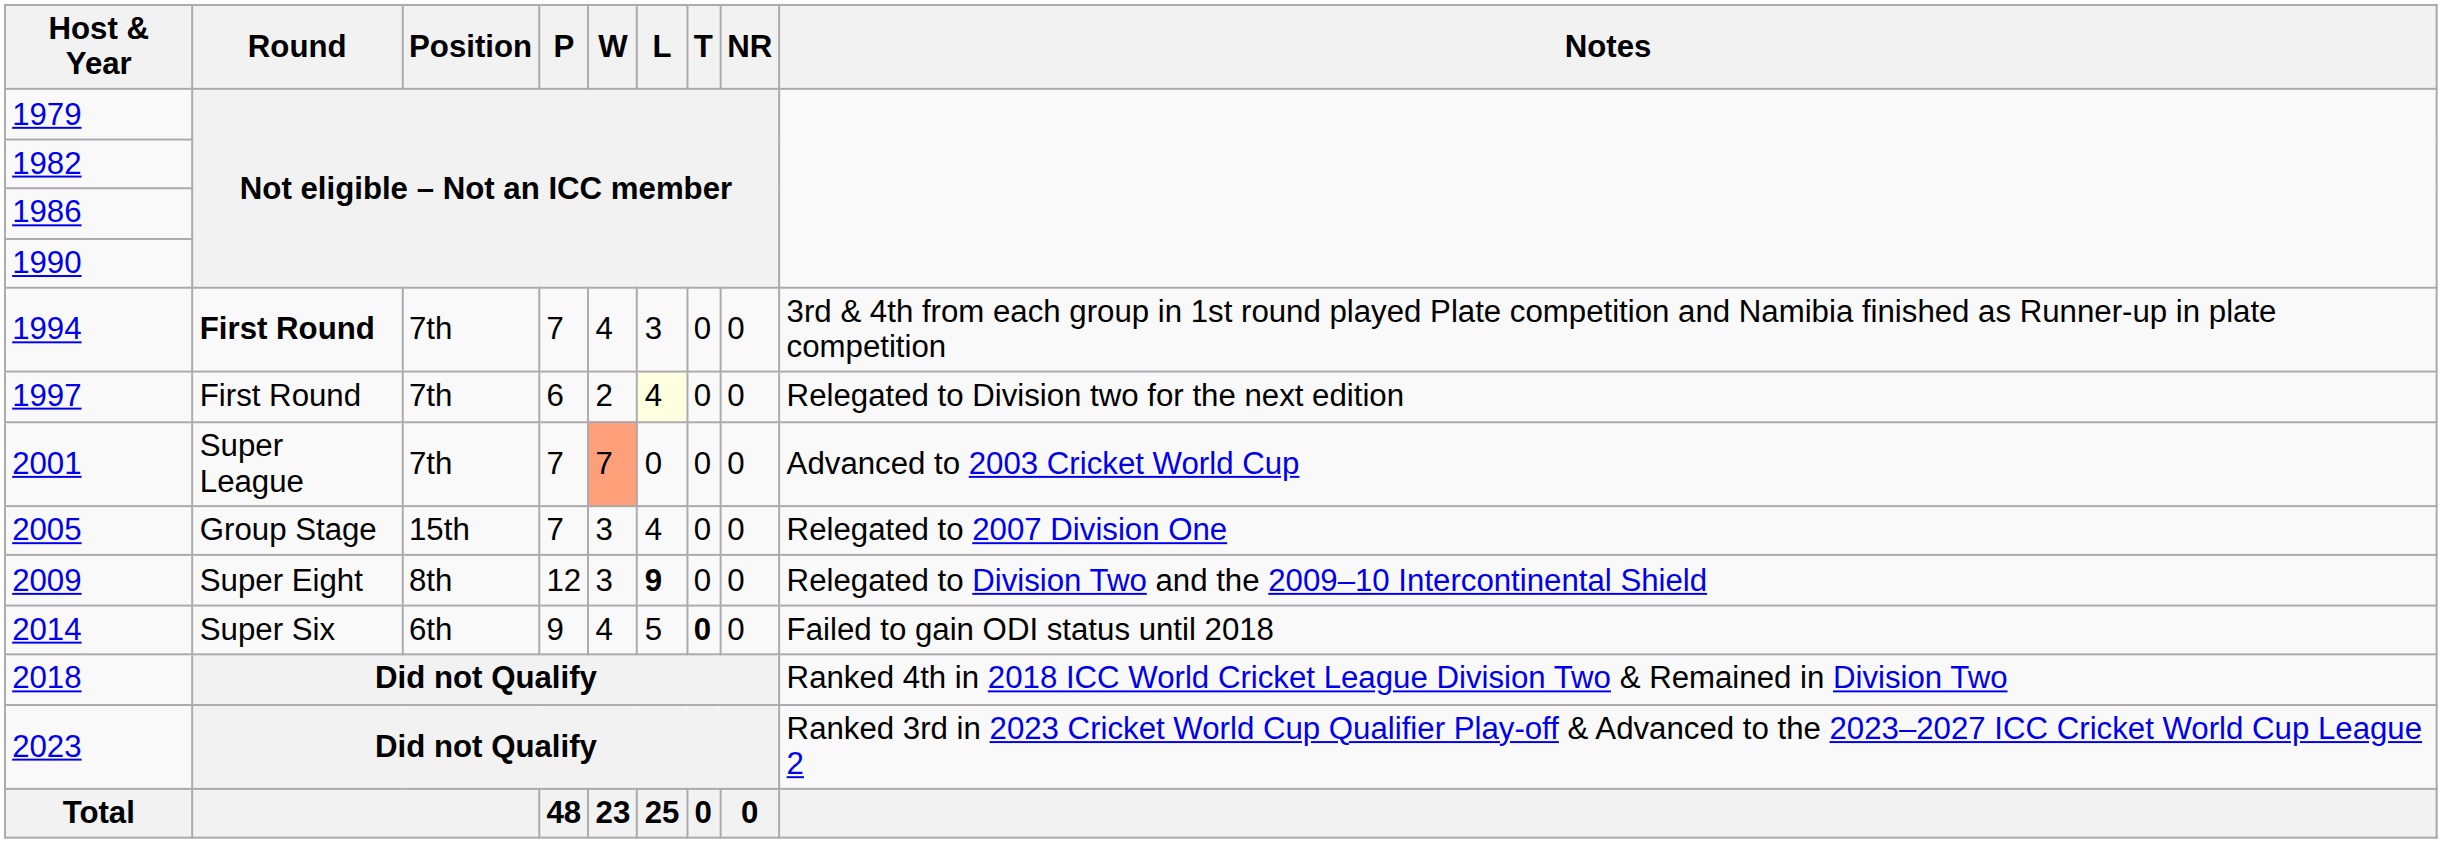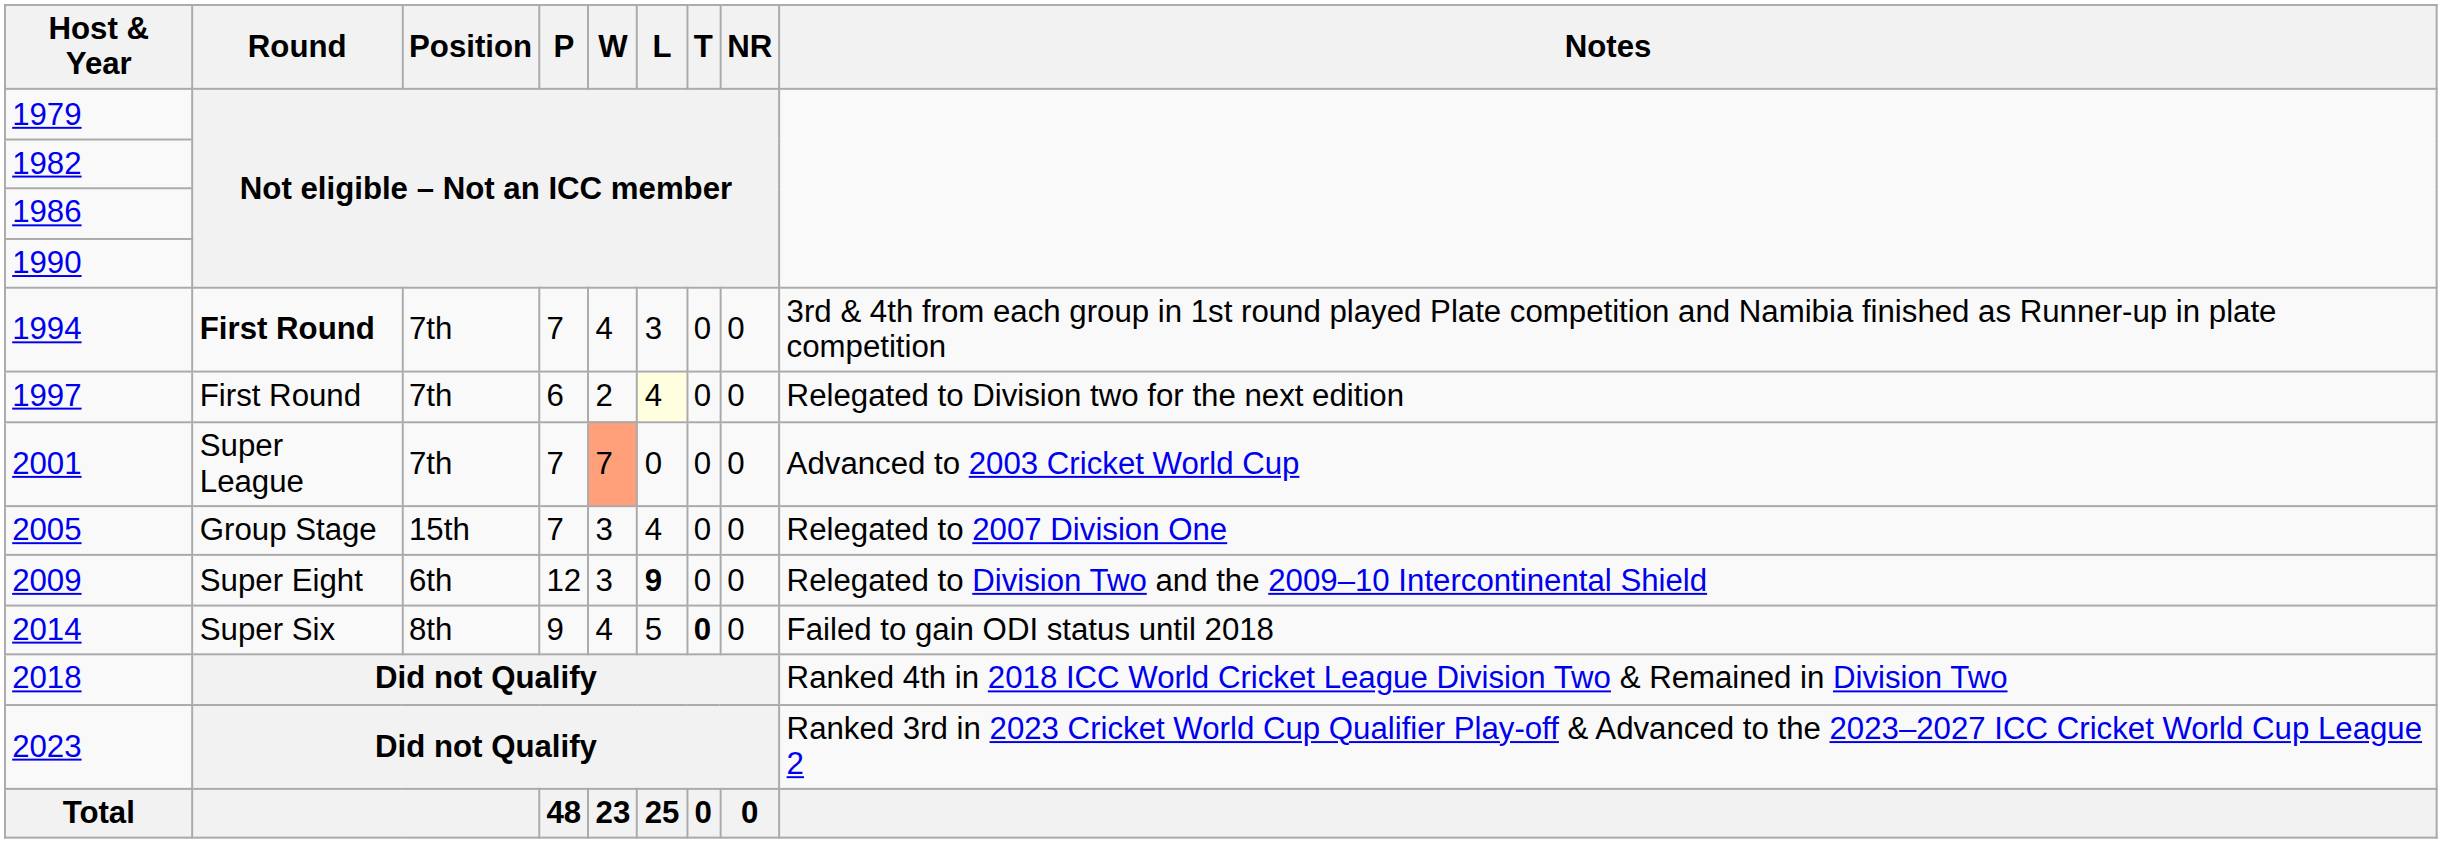(431, 579) 8th -> (431, 579) 6th
(431, 629) 6th -> (431, 629) 8th
